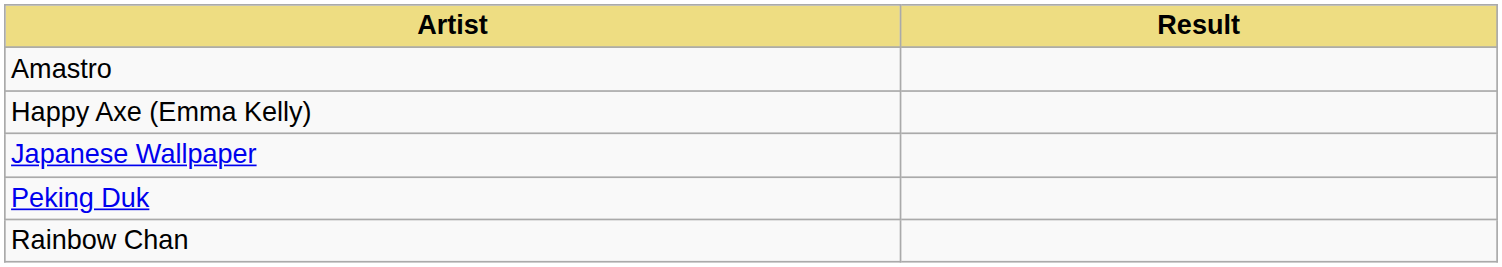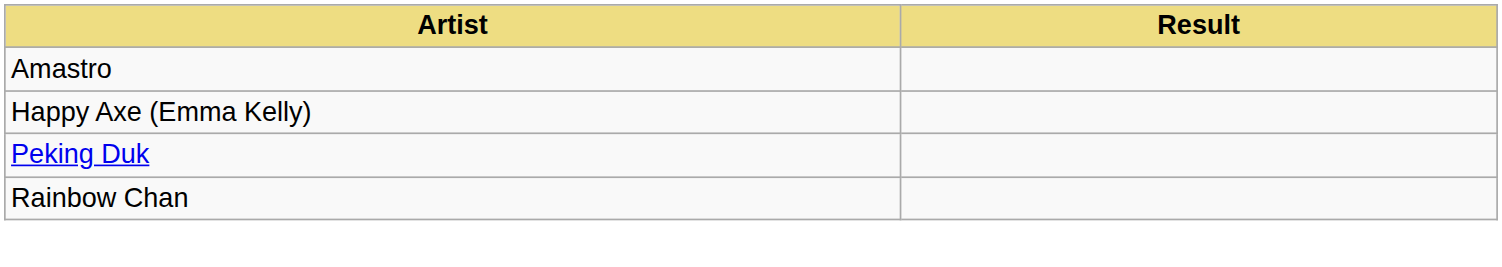- row: (134, 154)
